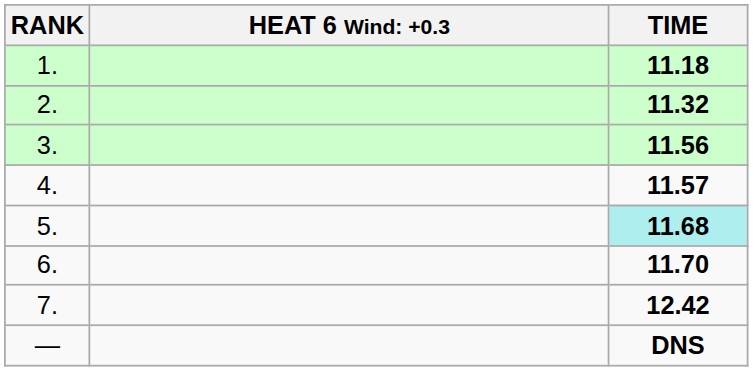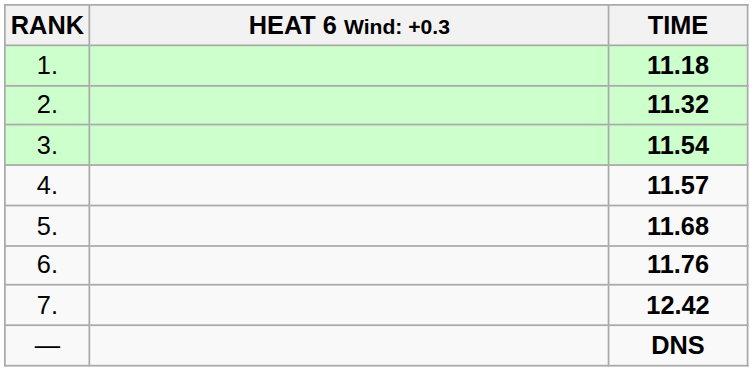(678, 145) 11.56 -> (678, 145) 11.54
(678, 225) paleturquoise background -> (678, 225) no background
(678, 266) 11.70 -> (678, 266) 11.76
